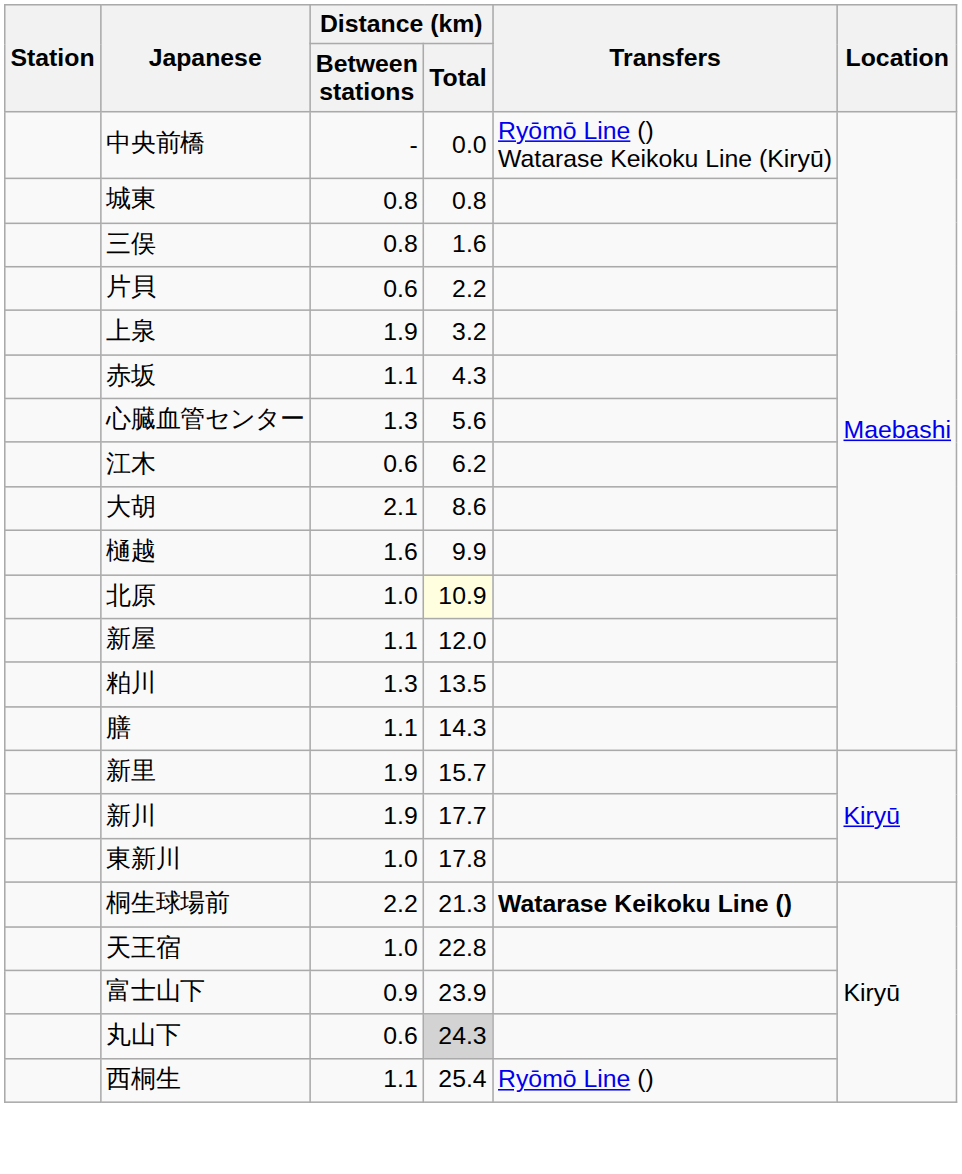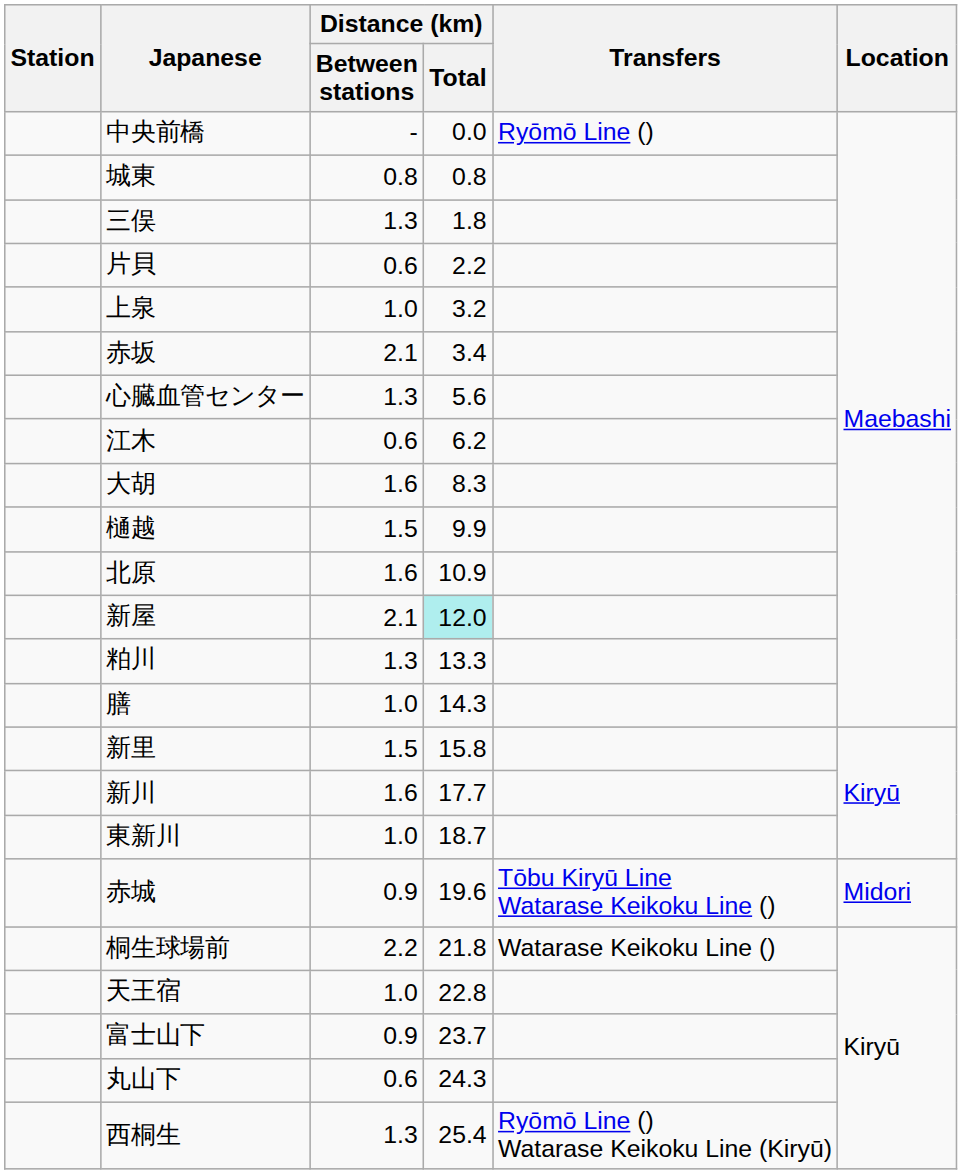(665, 144) Ryōmō Line () Watarase Keikoku Line (Kiryū) -> (576, 133) Ryōmō Line ()
(401, 244) 0.8 -> (401, 221) 1.3
(469, 244) 1.6 -> (469, 221) 1.8
(401, 332) 1.9 -> (401, 308) 1.0
(401, 376) 1.1 -> (401, 352) 2.1
(469, 376) 4.3 -> (469, 352) 3.4
(401, 508) 2.1 -> (401, 484) 1.6
(469, 508) 8.6 -> (469, 484) 8.3
(401, 552) 1.6 -> (401, 528) 1.5
(401, 596) 1.0 -> (401, 572) 1.6
(462, 596) lightyellow background -> (462, 572) no background
(401, 640) 1.1 -> (401, 616) 2.1
(462, 640) no background -> (462, 616) paleturquoise background
(462, 684) 13.5 -> (462, 660) 13.3
(401, 728) 1.1 -> (401, 704) 1.0
(401, 772) 1.9 -> (401, 748) 1.5
(462, 772) 15.7 -> (462, 748) 15.8
(401, 816) 1.9 -> (401, 792) 1.6
(462, 860) 17.8 -> (462, 836) 18.7
+ row: (131, 891)
(462, 903) 21.3 -> (462, 947) 21.8
(645, 903) bold -> (637, 947) normal
(462, 991) 23.9 -> (462, 1035) 23.7
(462, 1035) lightgrey background -> (462, 1079) no background
(401, 1079) 1.1 -> (401, 1135) 1.3
(576, 1079) Ryōmō Line () -> (665, 1135) Ryōmō Line () Watarase Keikoku Line (Kiryū)
